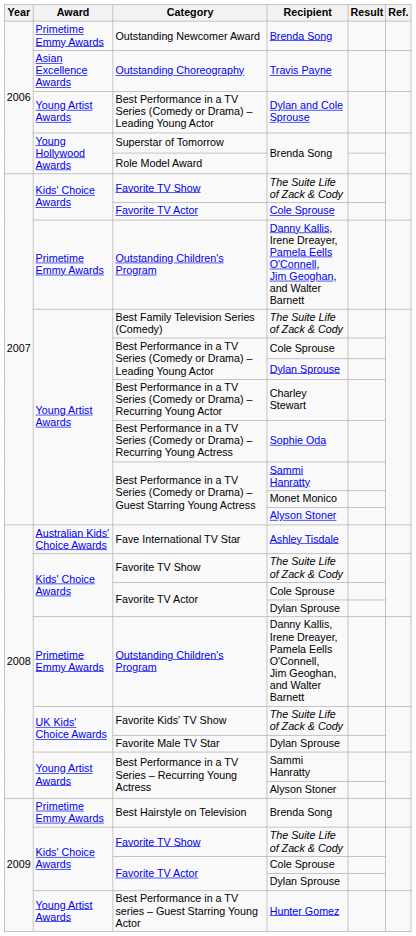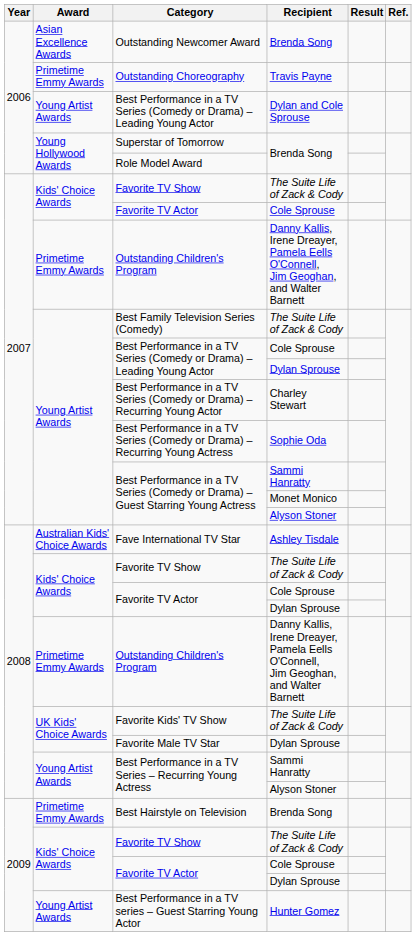(70, 36) Primetime Emmy Awards -> (62, 42) Asian Excellence Awards
(62, 71) Asian Excellence Awards -> (70, 77) Primetime Emmy Awards
